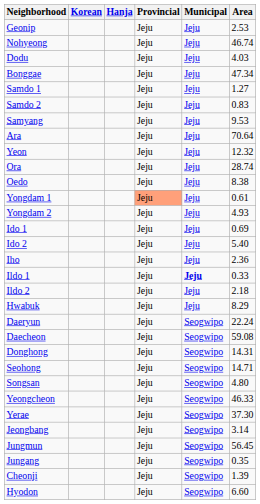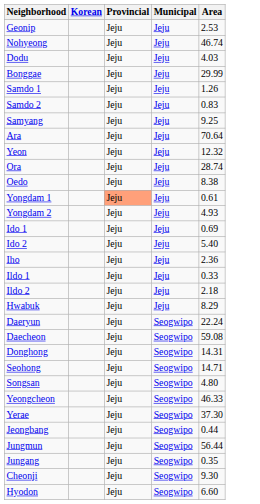- column: (119, 12)
(242, 74) 47.34 -> (212, 74) 29.99
(240, 89) 1.27 -> (210, 89) 1.26
(240, 120) 9.53 -> (210, 120) 9.25
(193, 275) bold -> (161, 275) normal
(240, 430) 3.14 -> (210, 430) 0.44
(242, 445) 56.45 -> (212, 445) 56.44
(240, 476) 1.39 -> (210, 476) 9.30
